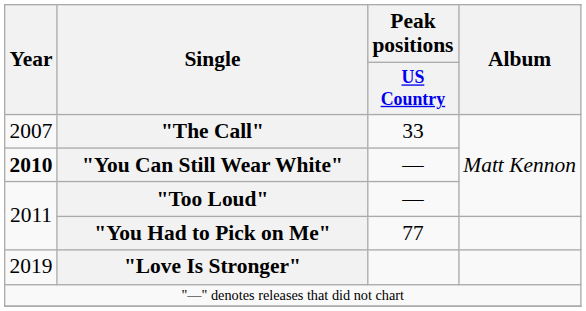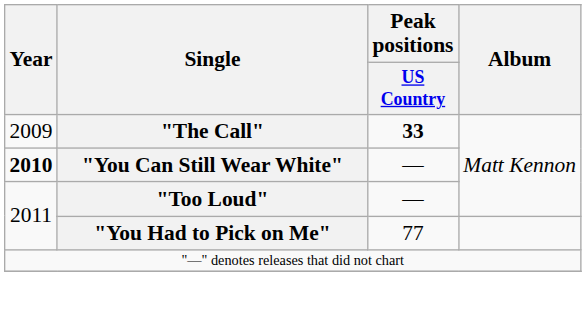(31, 130) 2007 -> (31, 130) 2009
(413, 130) normal -> (413, 130) bold
- row: (212, 266)
